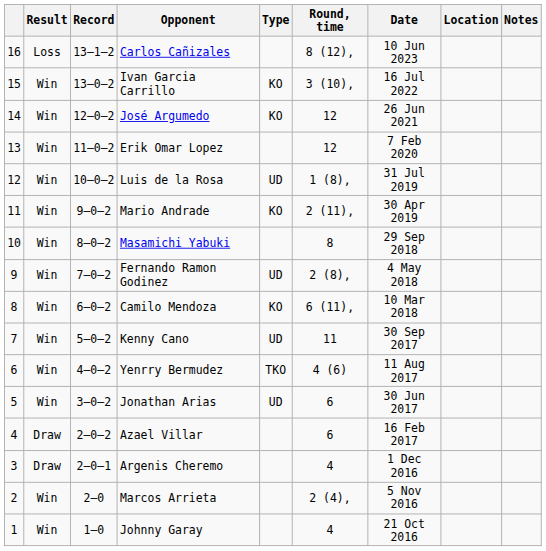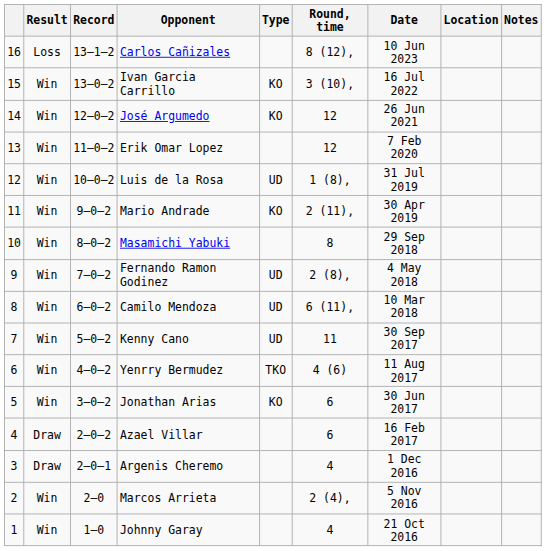(276, 307) KO -> (276, 307) UD
(276, 403) UD -> (276, 403) KO
